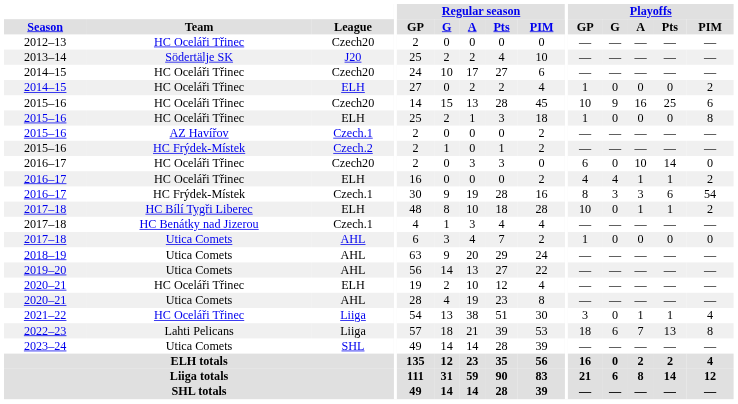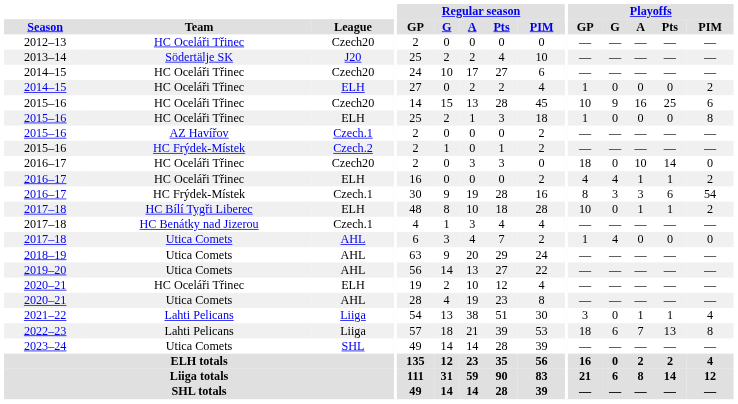(585, 163) 6 -> (585, 163) 18
(615, 239) 0 -> (615, 239) 4
(199, 315) HC Oceláři Třinec -> (199, 315) Lahti Pelicans
